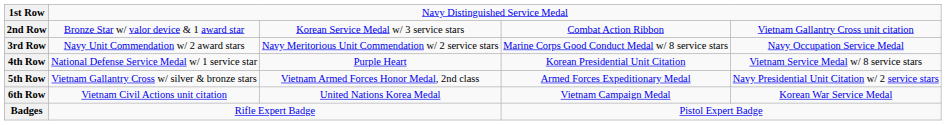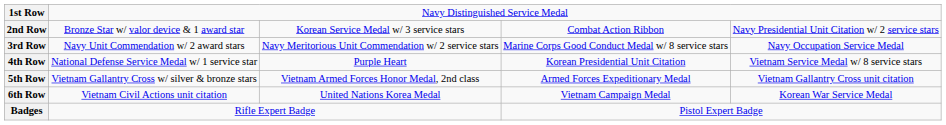(836, 29) Vietnam Gallantry Cross unit citation -> (836, 29) Navy Presidential Unit Citation w/ 2 service stars
(836, 78) Navy Presidential Unit Citation w/ 2 service stars -> (836, 78) Vietnam Gallantry Cross unit citation
